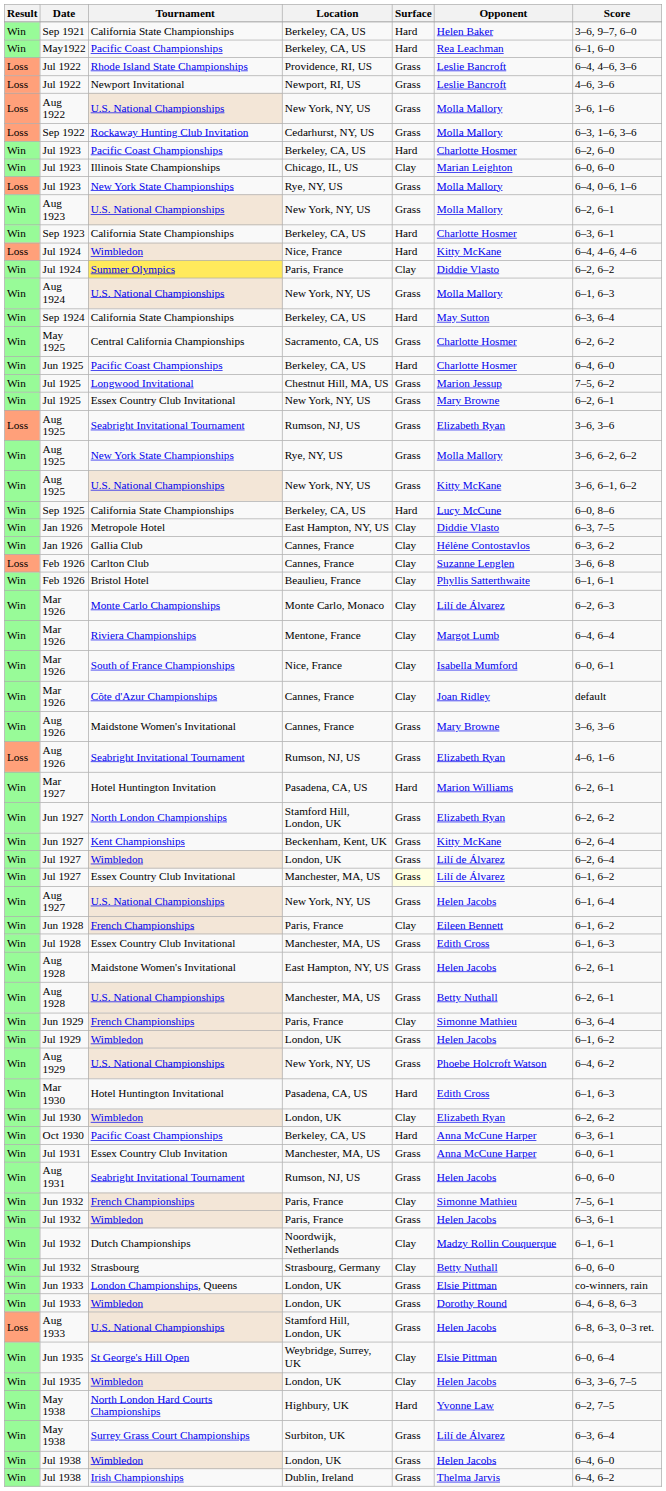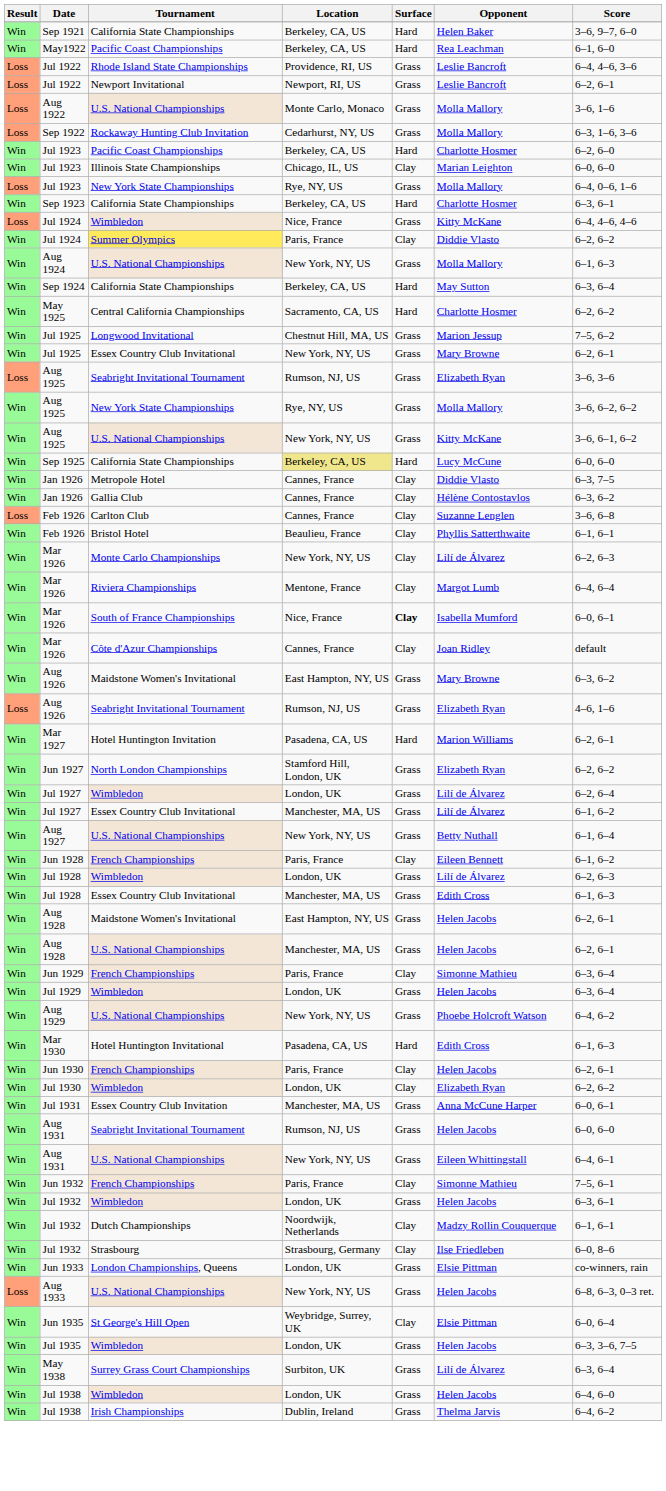(595, 84) 4–6, 3–6 -> (595, 84) 6–2, 6–1
(328, 108) New York, NY, US -> (334, 108) Monte Carlo, Monaco
- row: (54, 209)
(406, 251) Hard -> (408, 221) Grass
(408, 341) Grass -> (406, 311) Hard
- row: (63, 365)
(325, 510) no background -> (325, 461) khaki background
(595, 510) 6–0, 8–6 -> (595, 461) 6–0, 6–0
(337, 527) East Hampton, NY, US -> (319, 479) Cannes, France
(334, 605) Monte Carlo, Monaco -> (328, 557) New York, NY, US
(406, 665) normal -> (406, 617) bold
(319, 726) Cannes, France -> (337, 678) East Hampton, NY, US
(595, 726) 3–6, 3–6 -> (595, 678) 6–3, 6–2
- row: (63, 841)
(408, 877) lightyellow background -> (408, 811) no background
(467, 901) Helen Jacobs -> (467, 835) Betty Nuthall
+ row: (62, 877)
(467, 997) Betty Nuthall -> (467, 949) Helen Jacobs
(595, 1039) 6–1, 6–2 -> (595, 991) 6–3, 6–4
+ row: (63, 1069)
- row: (63, 1135)
+ row: (54, 1159)
(314, 1219) Paris, France -> (313, 1201) London, UK
(467, 1267) Betty Nuthall -> (470, 1249) Ilse Friedleben
(595, 1267) 6–0, 6–0 -> (595, 1249) 6–0, 8–6
- row: (62, 1303)
(317, 1327) Stamford Hill, London, UK -> (328, 1291) New York, NY, US
(406, 1381) Clay -> (408, 1346) Grass
- row: (54, 1405)
